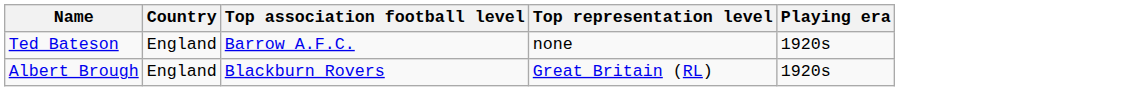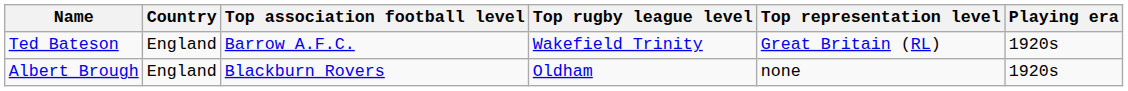+ column: (643, 18)
(553, 45) none -> (851, 45) Great Britain (RL)
(623, 72) Great Britain (RL) -> (781, 72) none
